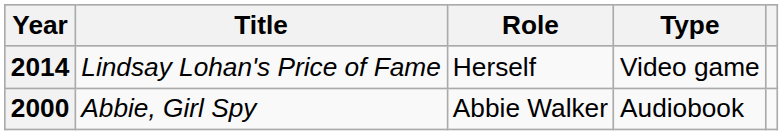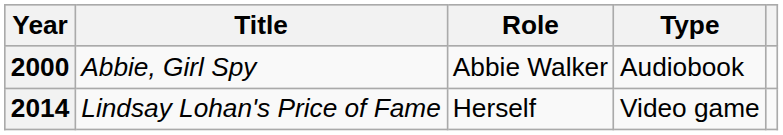rows swapped: (40, 108) <-> (40, 66)
